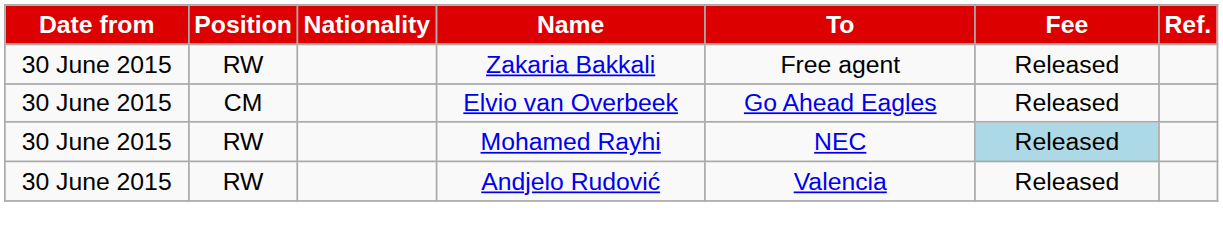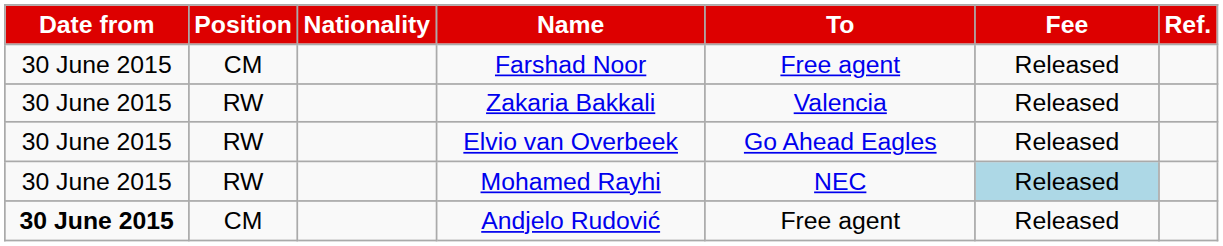+ row: (571, 64)
(840, 64) Free agent -> (840, 103) Valencia
(243, 103) CM -> (243, 142) RW
(97, 181) normal -> (97, 220) bold
(243, 181) RW -> (243, 220) CM
(840, 181) Valencia -> (840, 220) Free agent
